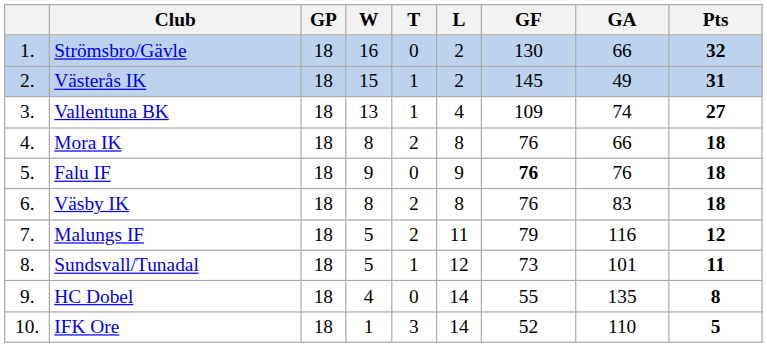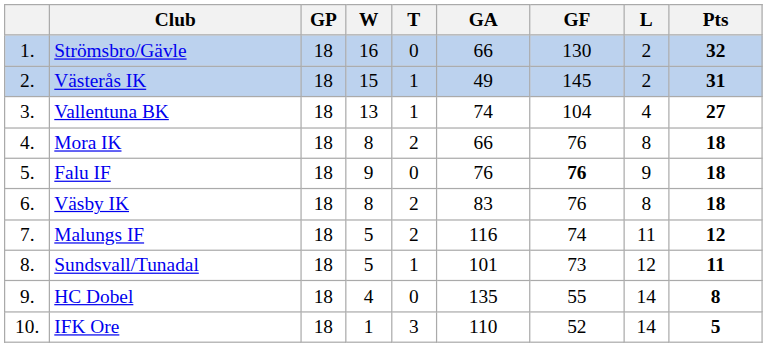columns swapped: (459, 19) <-> (622, 19)
(528, 111) 109 -> (577, 111) 104
(528, 234) 79 -> (577, 234) 74
